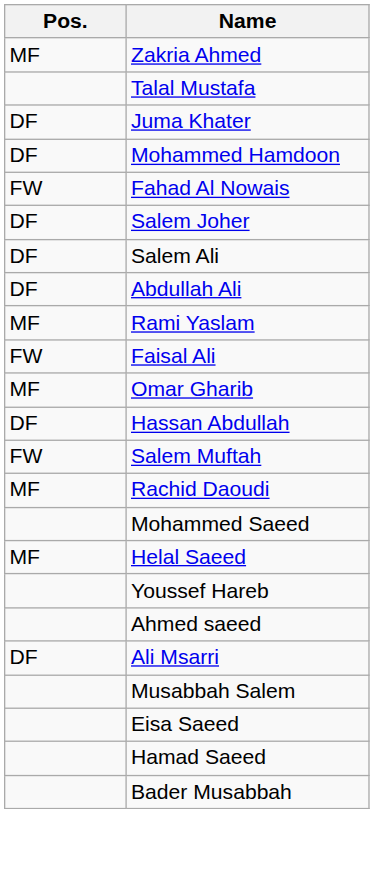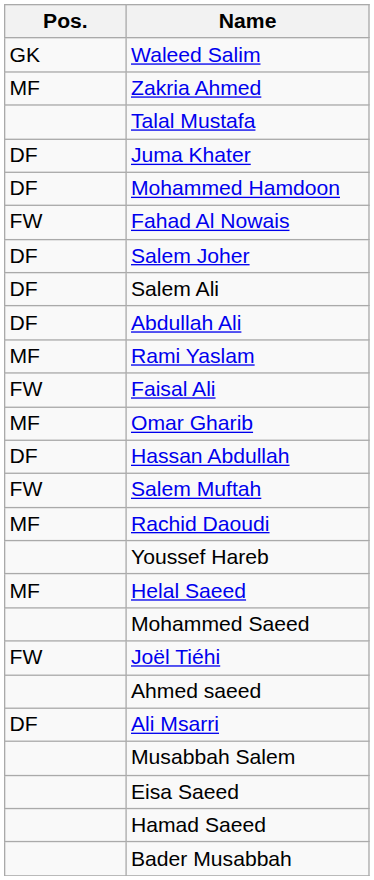+ row: (196, 54)
rows swapped: (220, 523) <-> (200, 590)
+ row: (176, 657)
